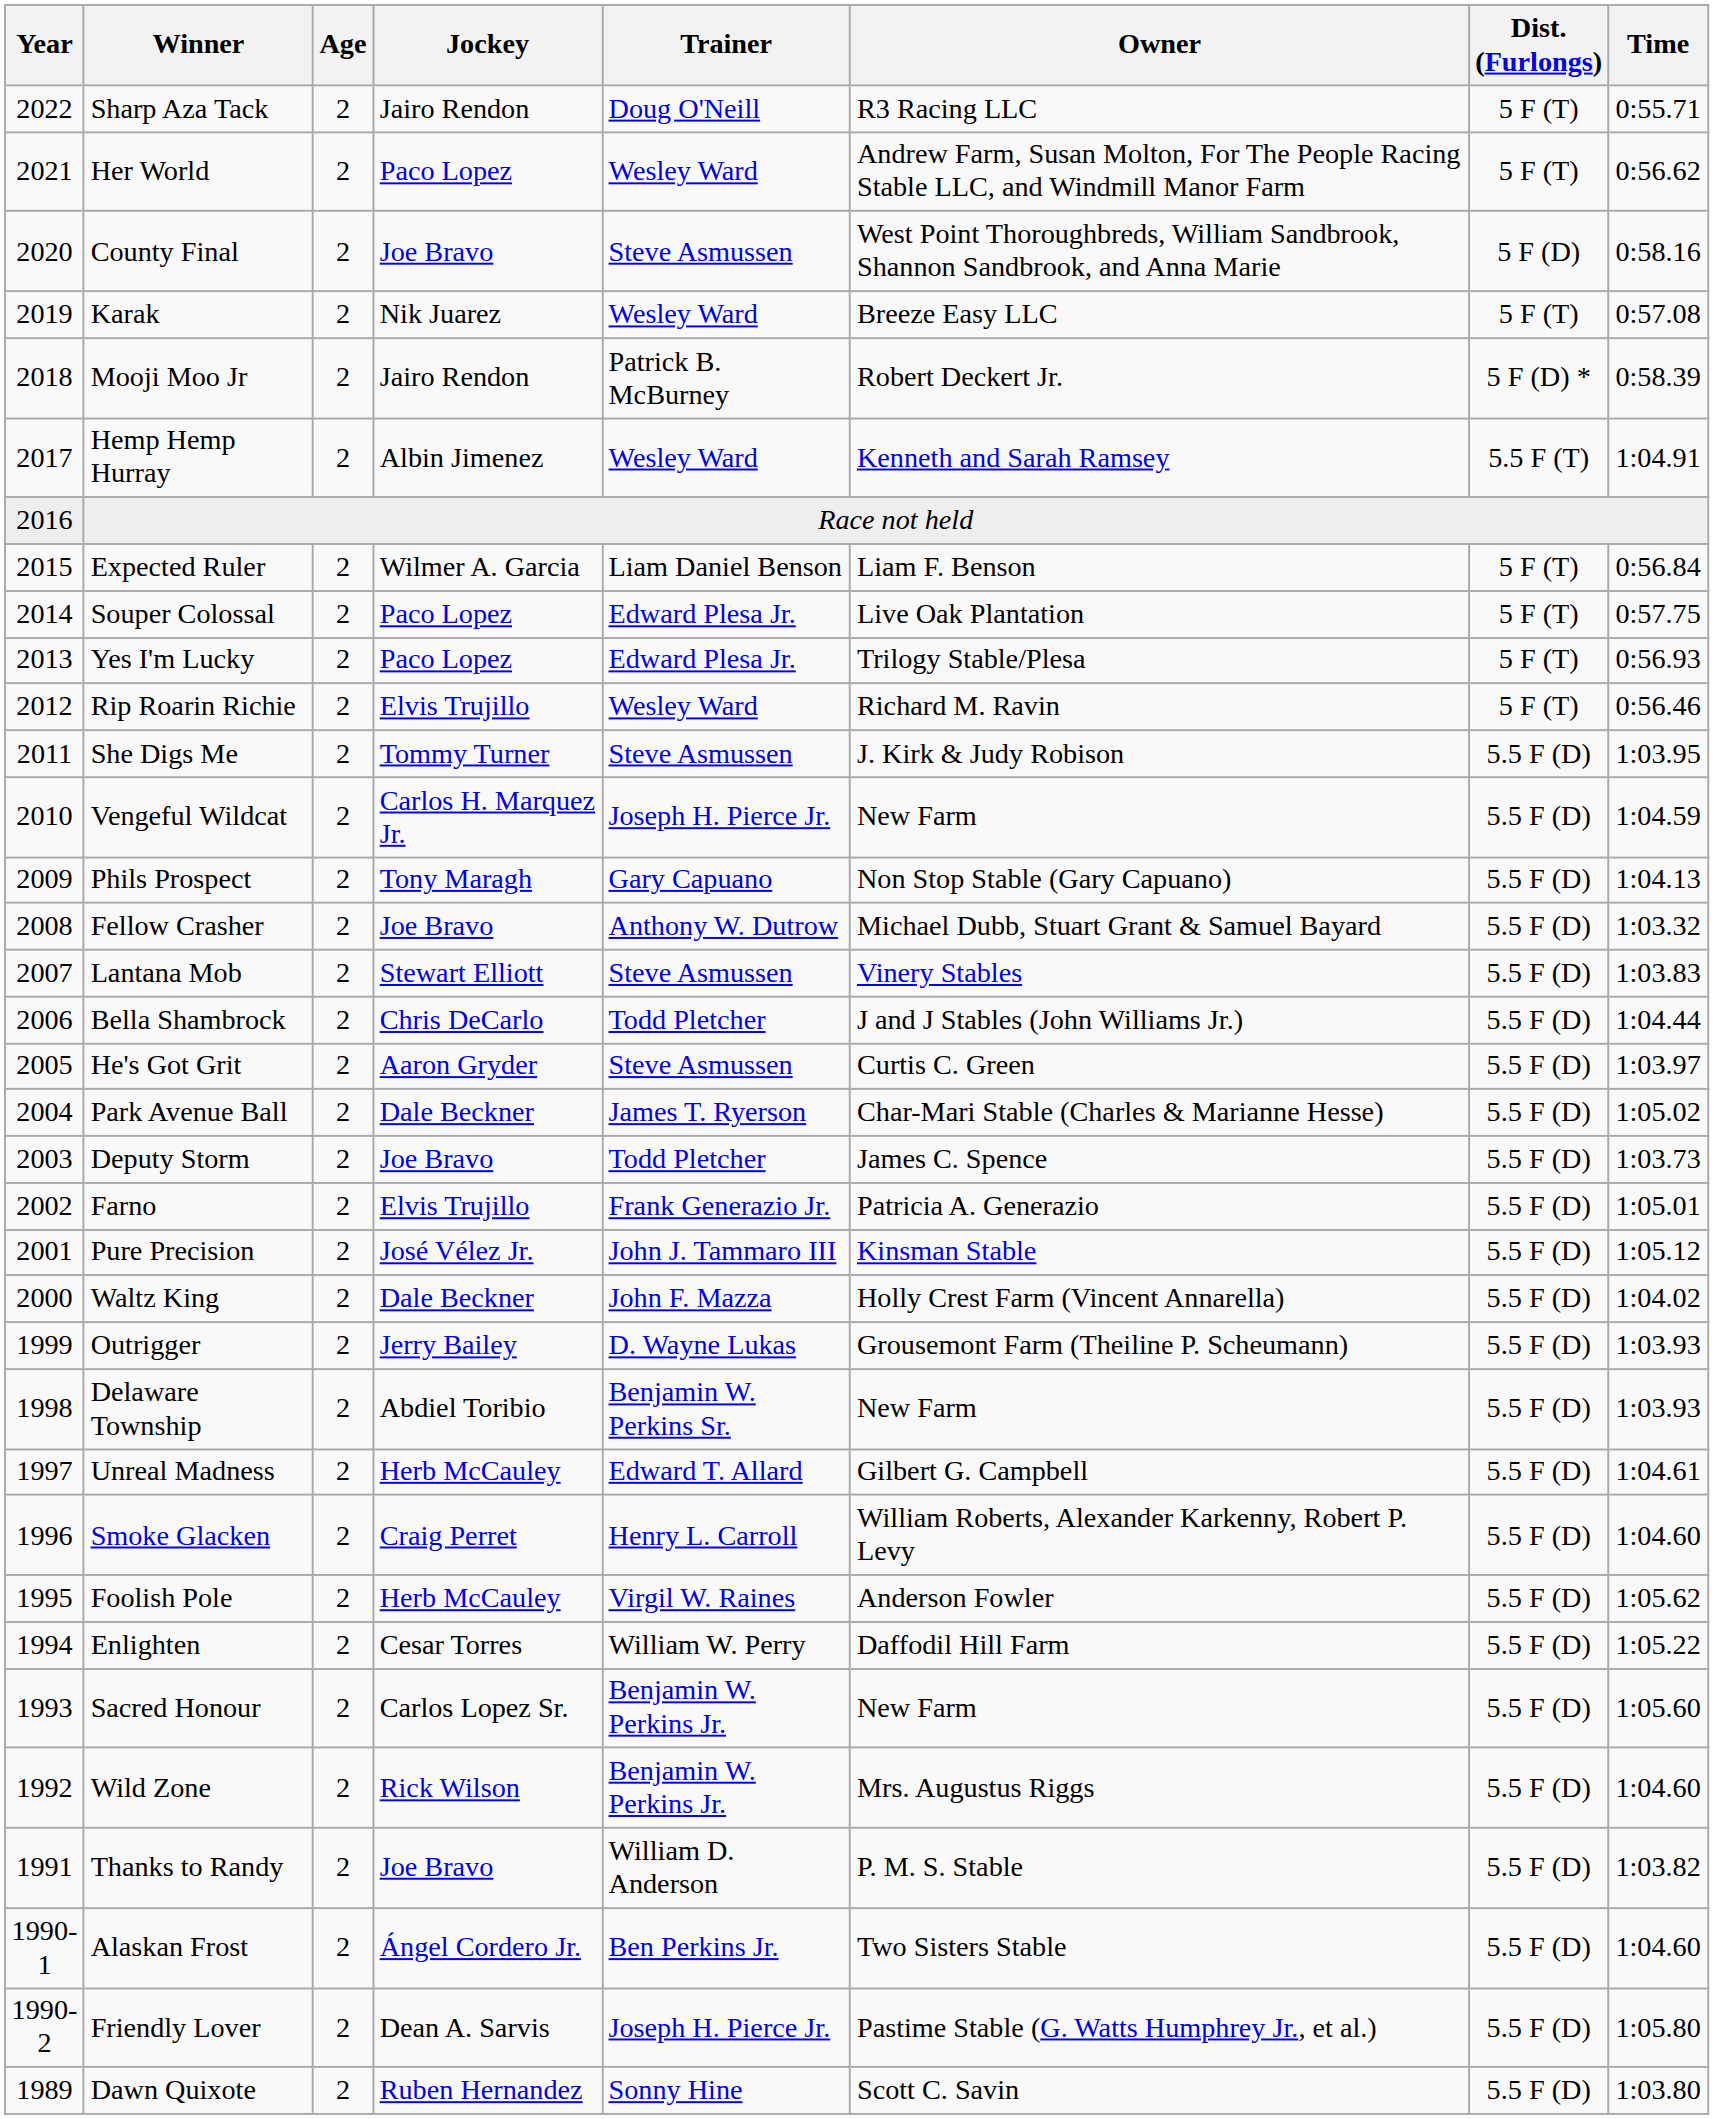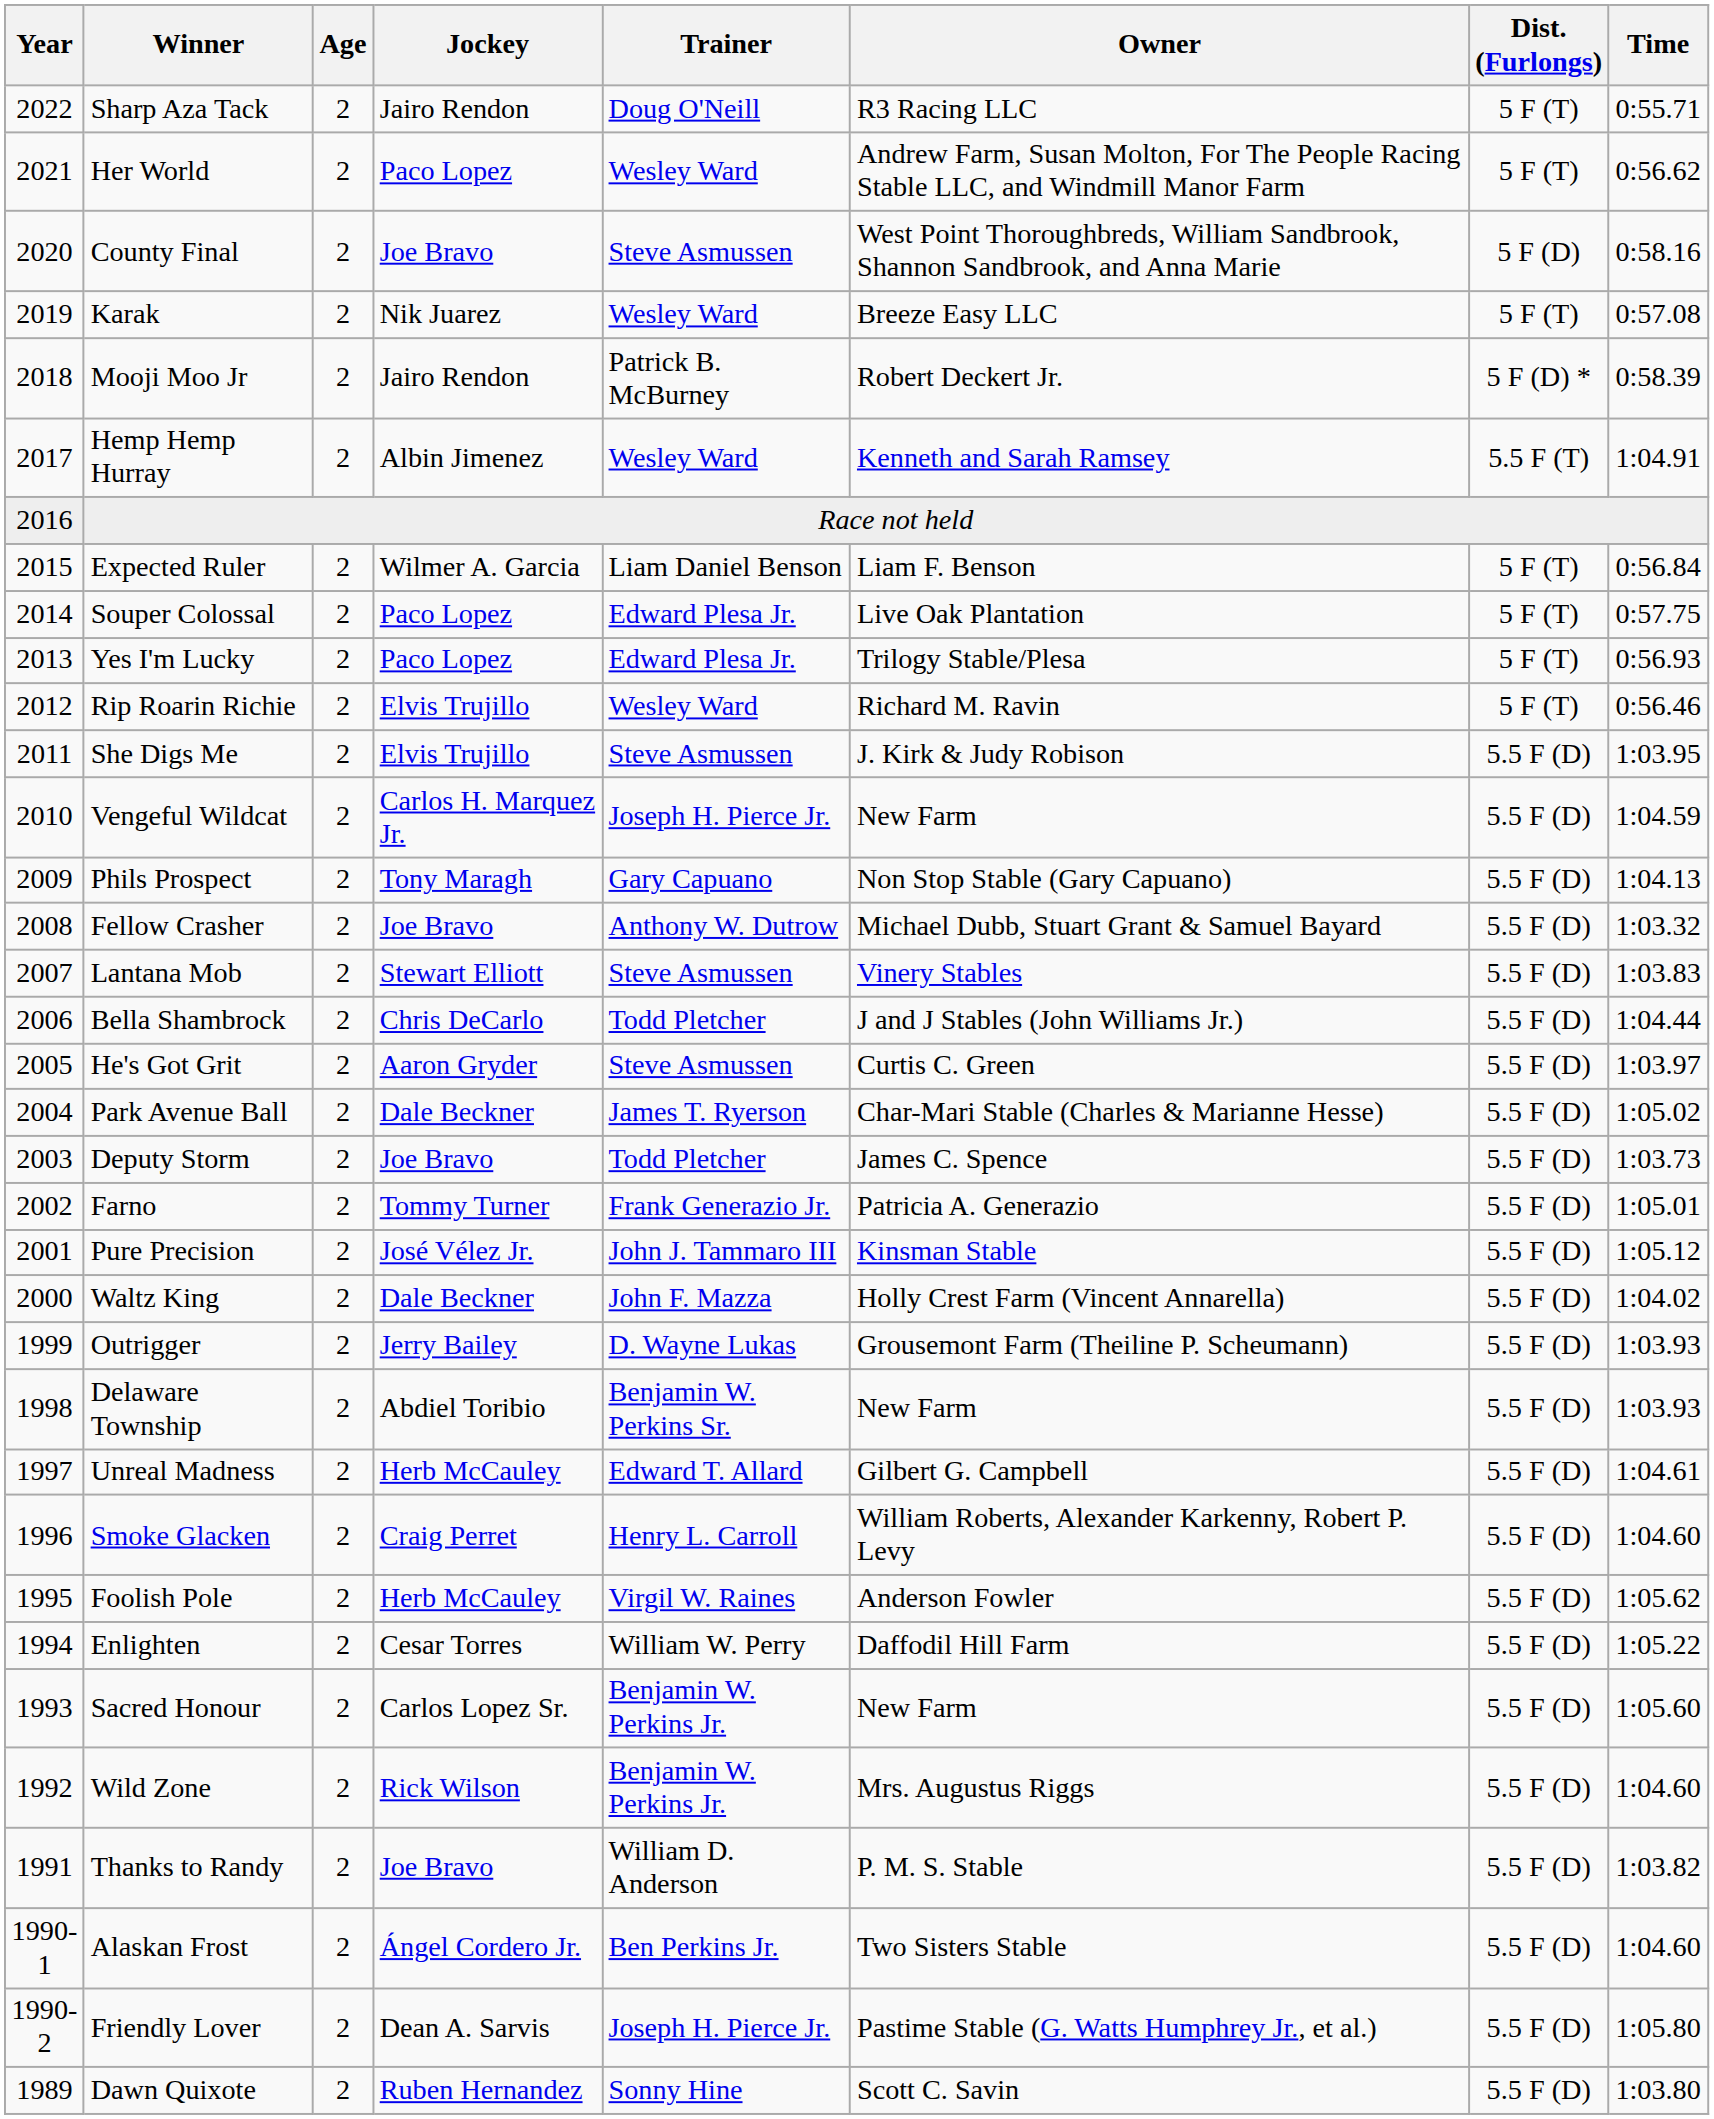(465, 753) Tommy Turner -> (455, 753) Elvis Trujillo
(455, 1205) Elvis Trujillo -> (465, 1205) Tommy Turner
